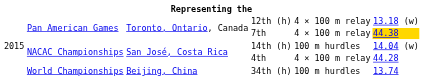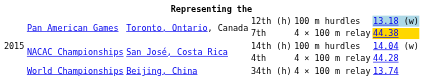(332, 21) 4 × 100 m relay -> (327, 21) 100 m hurdles
(396, 21) no background -> (396, 21) lightblue background
(327, 71) 100 m hurdles -> (332, 71) 4 × 100 m relay
